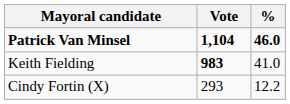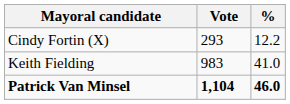rows swapped: (69, 39) <-> (58, 87)
(212, 63) bold -> (212, 63) normal
